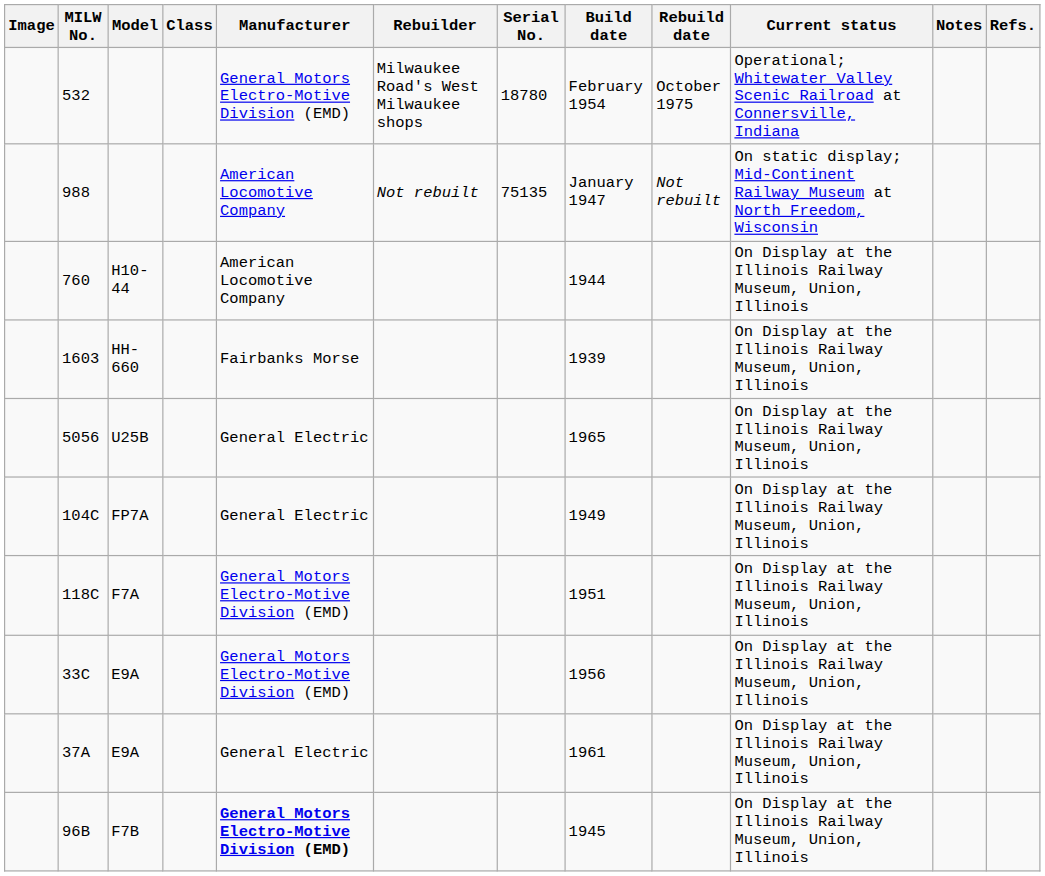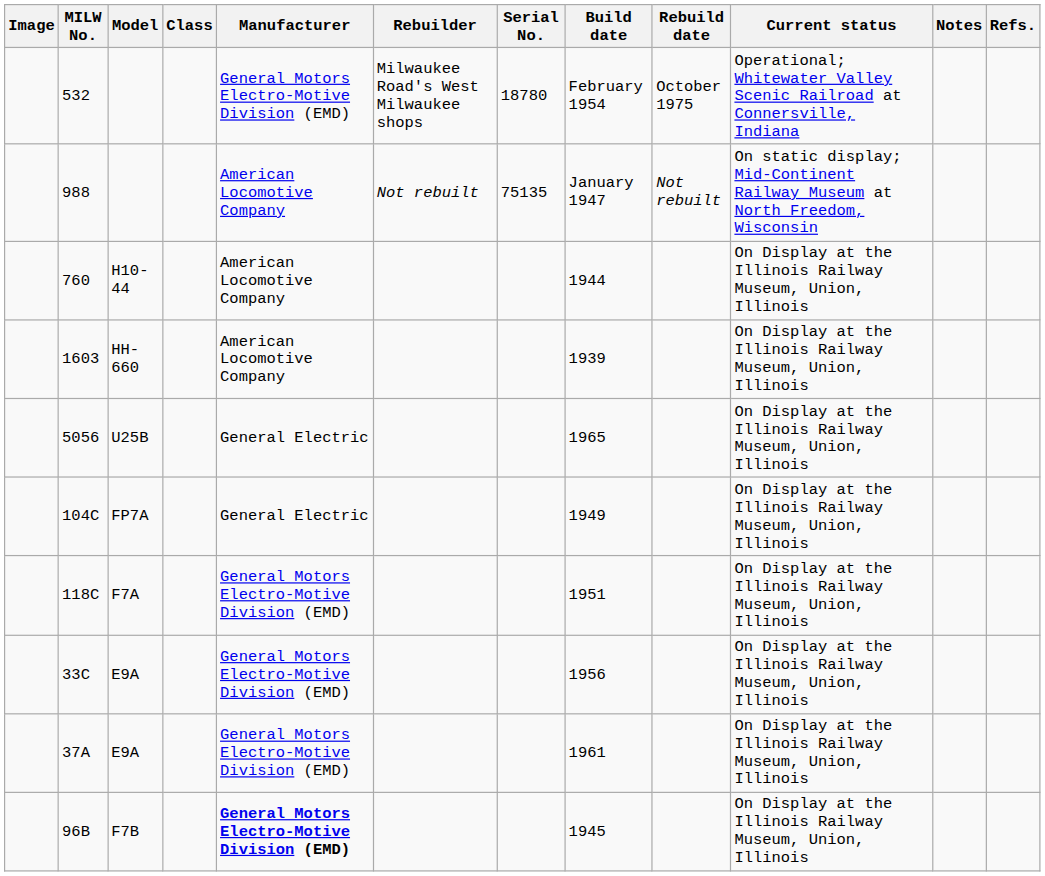(290, 359) Fairbanks Morse -> (266, 359) American Locomotive Company
(294, 753) General Electric -> (285, 753) General Motors Electro-Motive Division (EMD)
